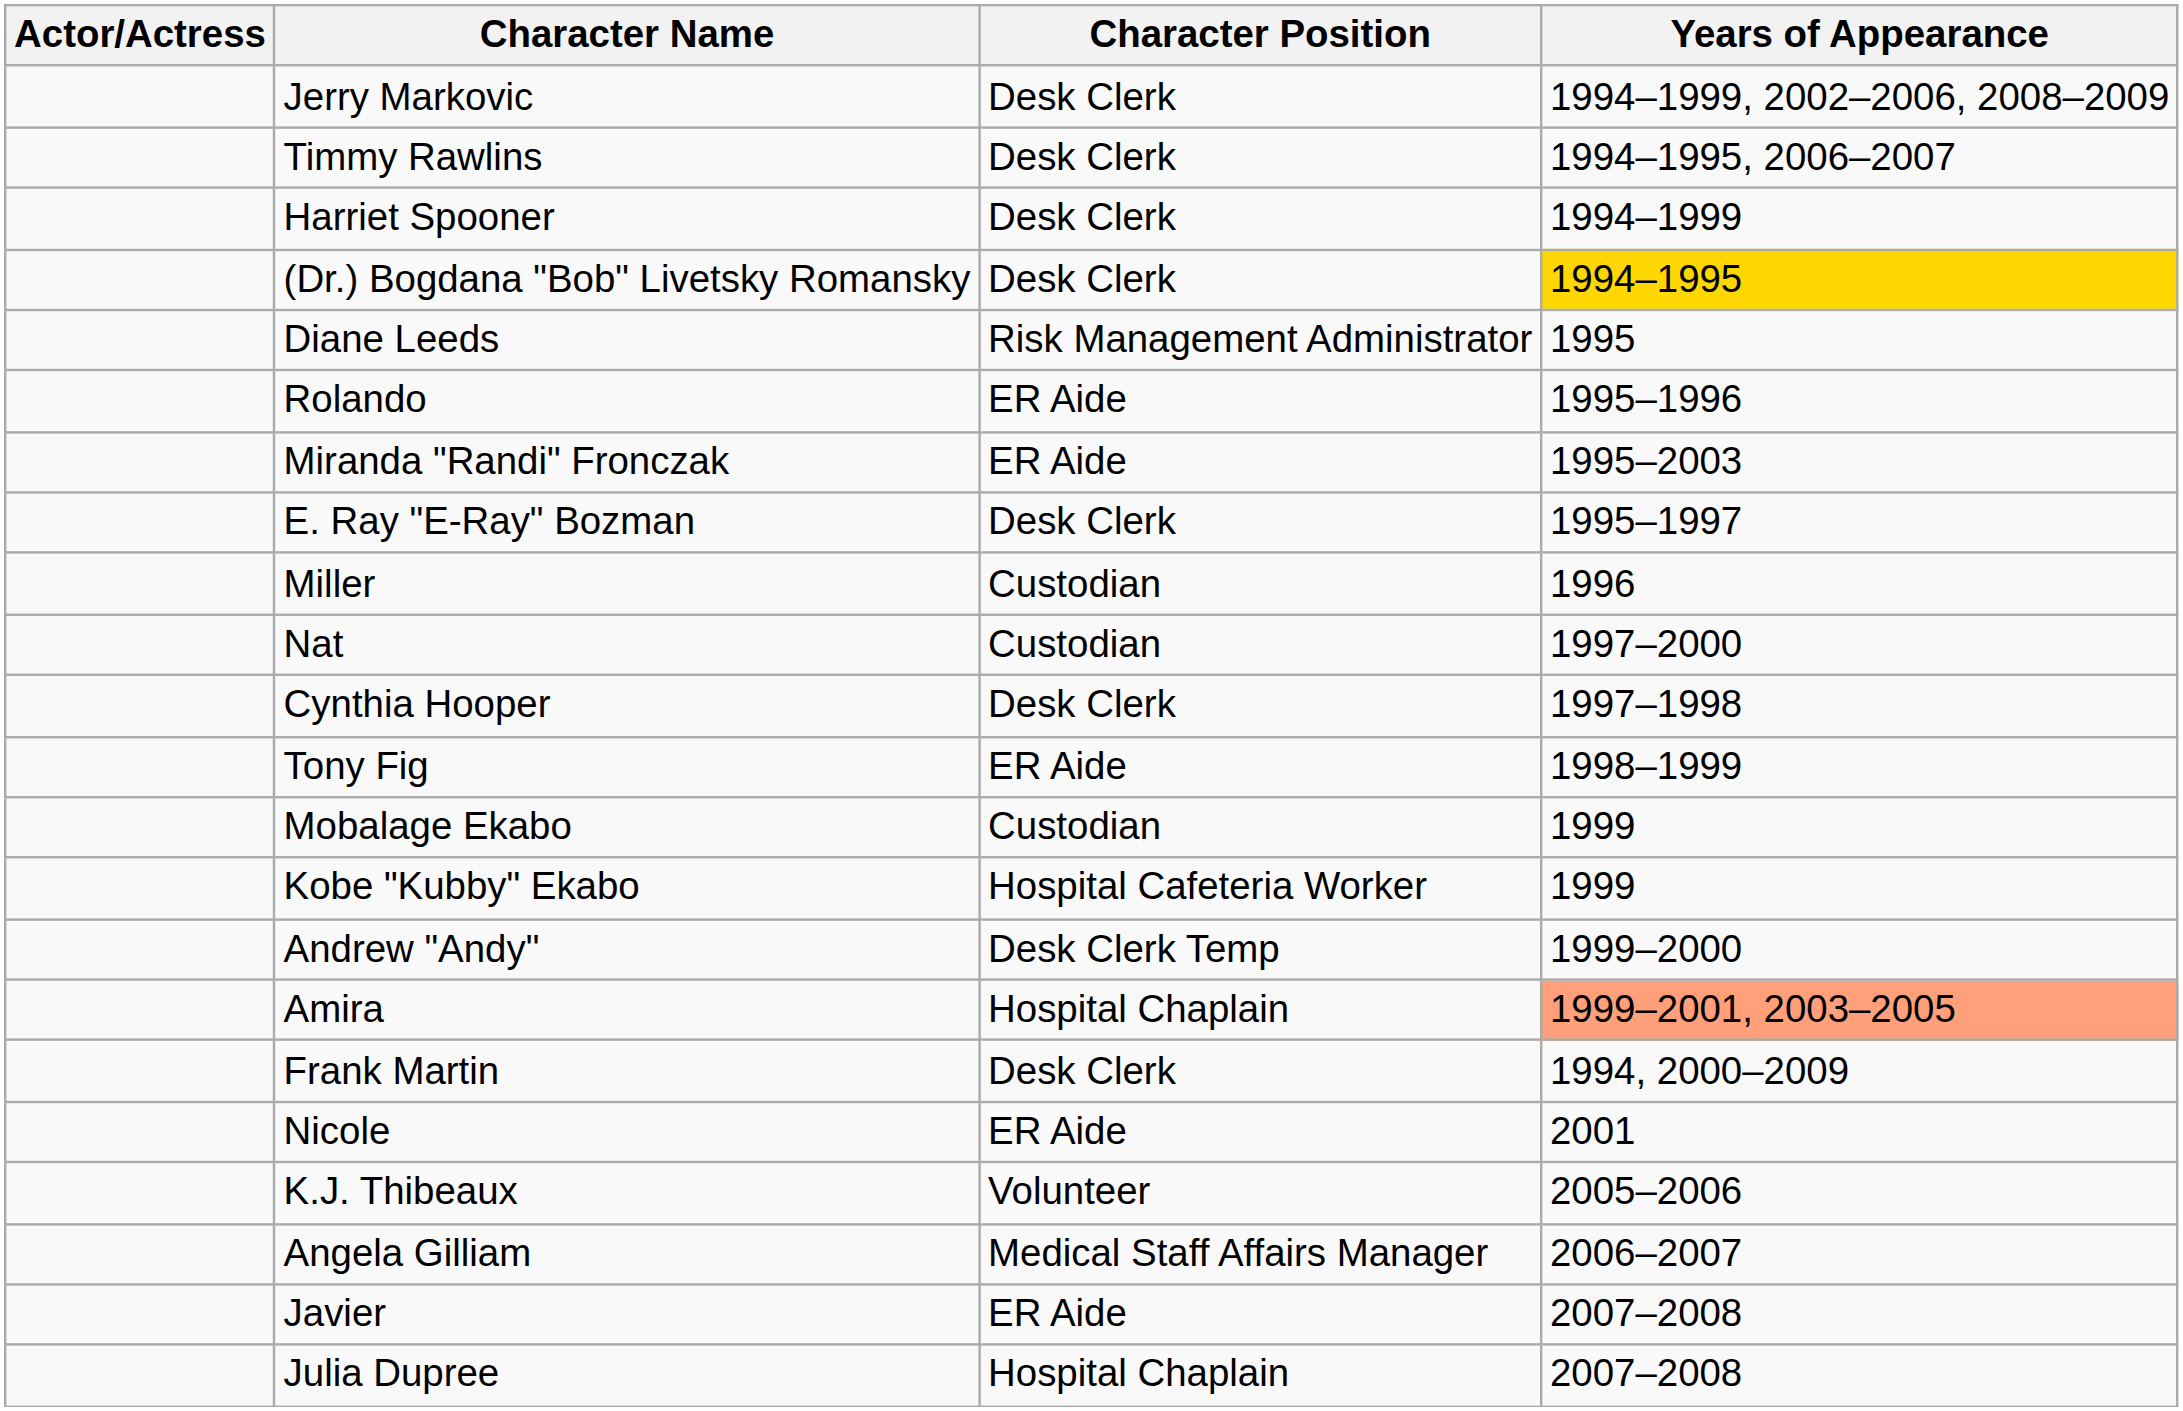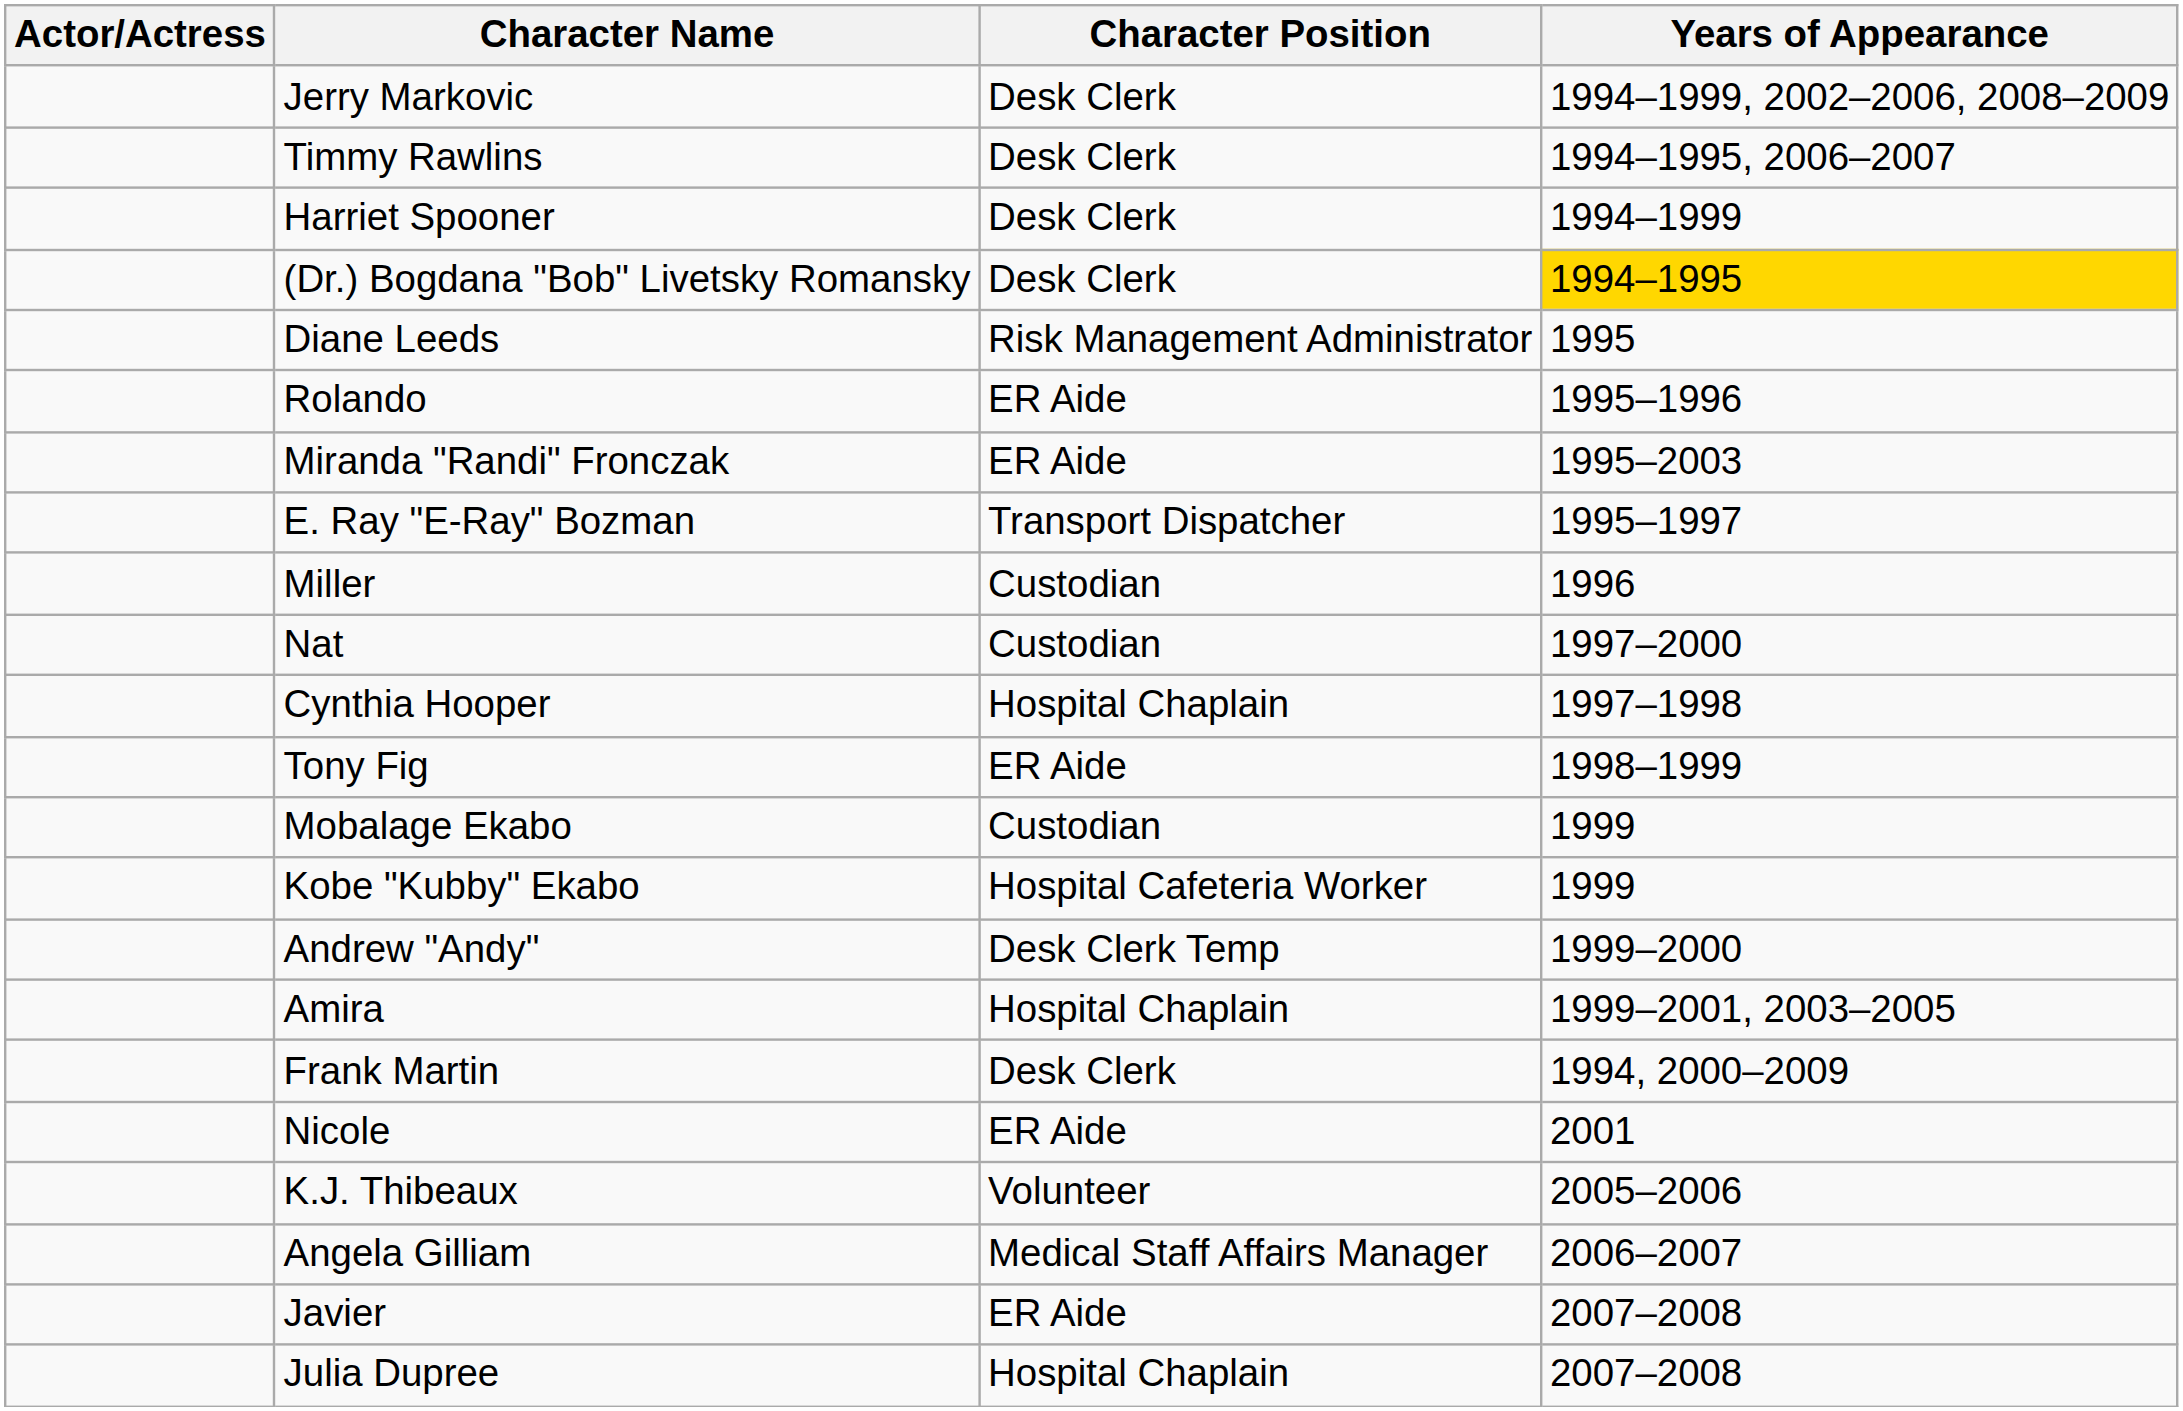(1082, 522) Desk Clerk -> (1167, 522) Transport Dispatcher
(1082, 704) Desk Clerk -> (1139, 704) Hospital Chaplain
(1753, 1009) lightsalmon background -> (1753, 1009) no background
